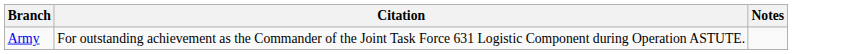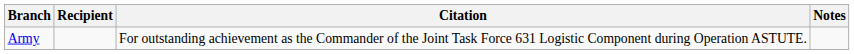+ column: (85, 15)
